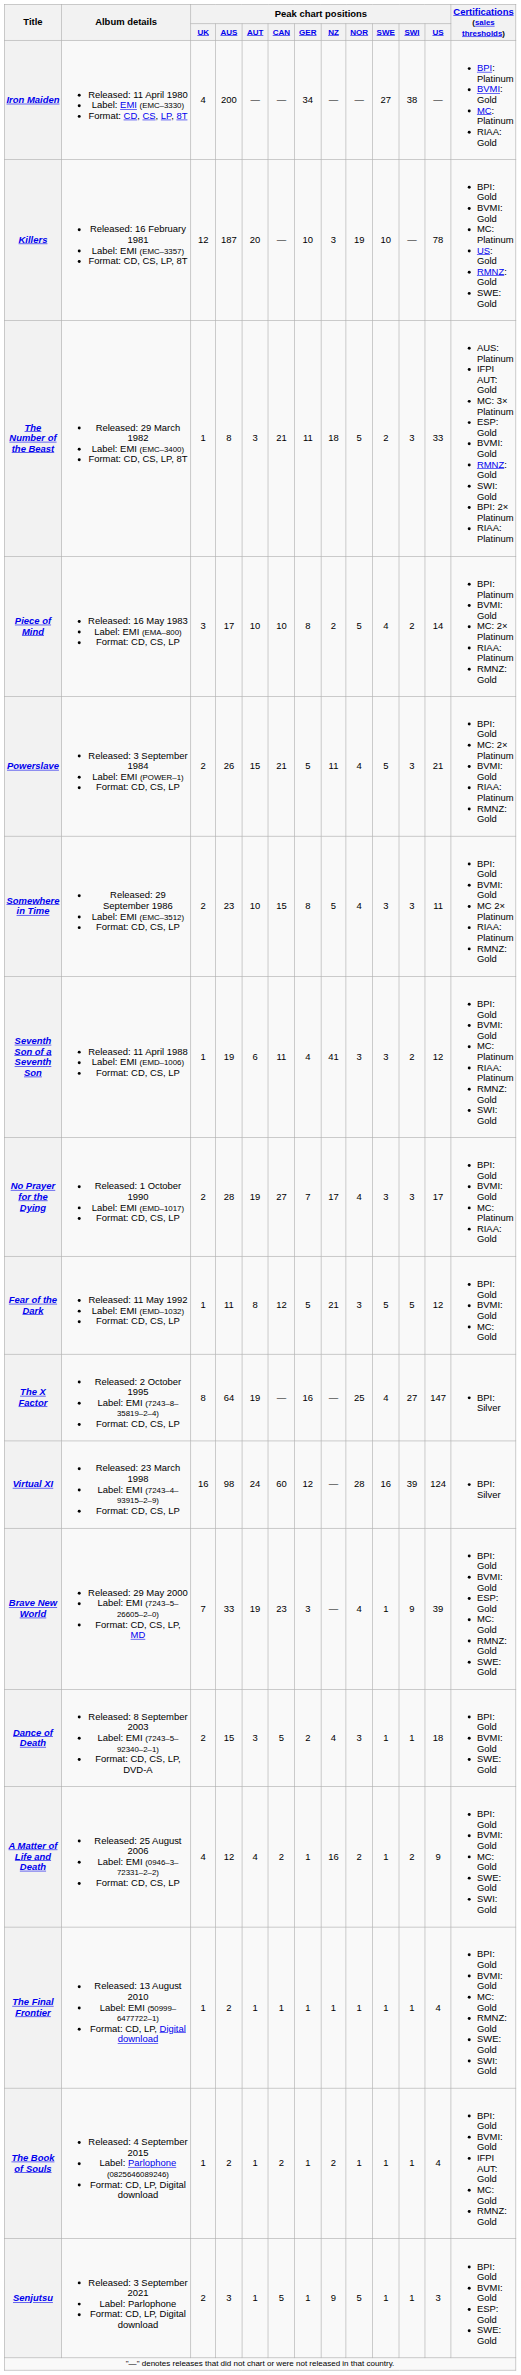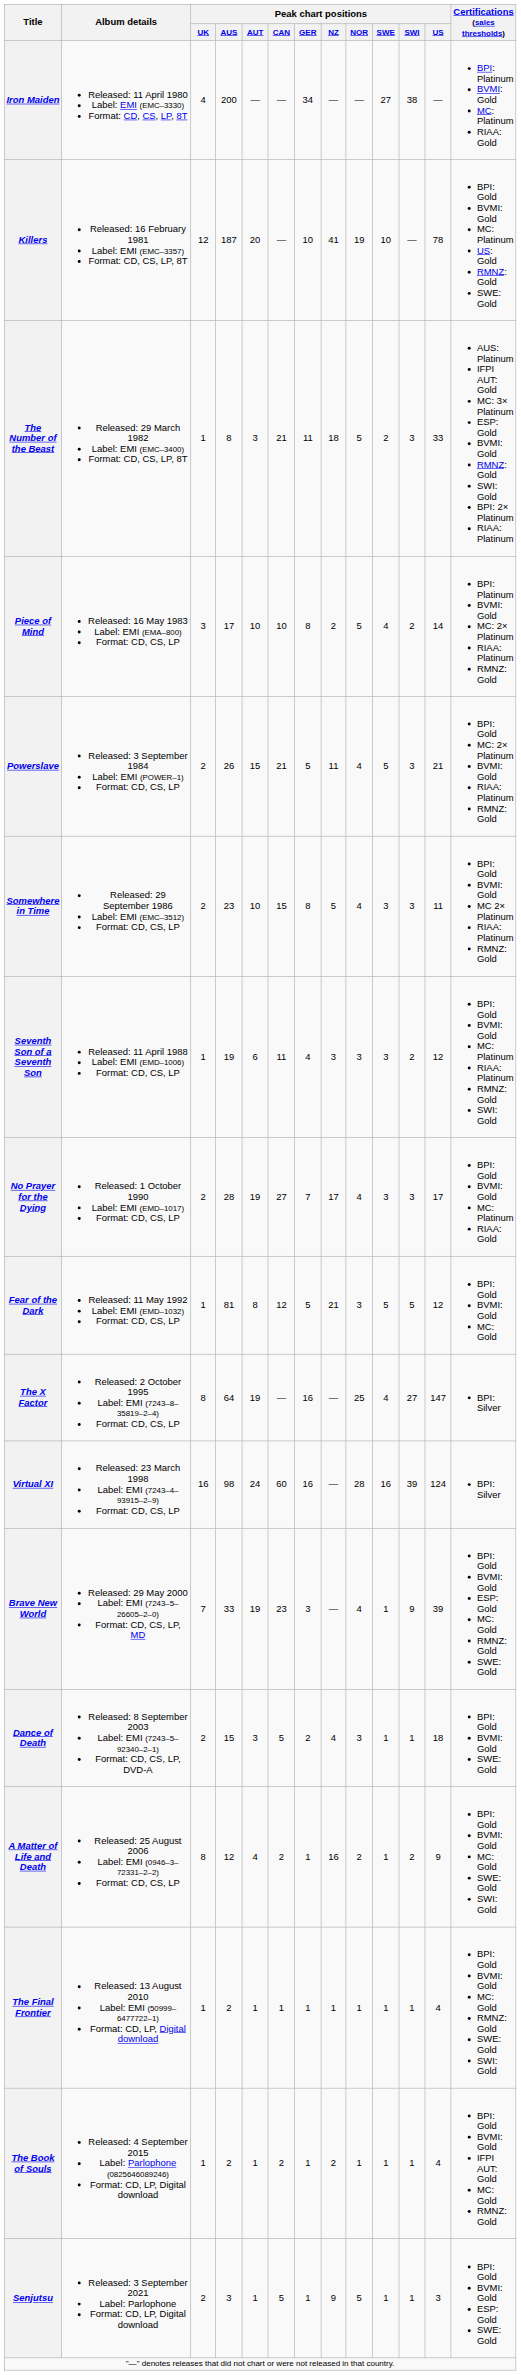(333, 240) 3 -> (333, 240) 41
(333, 1057) 41 -> (333, 1057) 3
(229, 1305) 11 -> (229, 1305) 81
(308, 1484) 12 -> (308, 1484) 16
(203, 1857) 4 -> (203, 1857) 8
